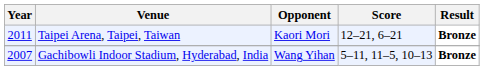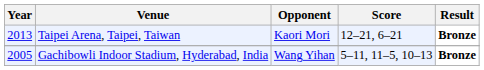(20, 35) 2011 -> (20, 35) 2013
(20, 55) 2007 -> (20, 55) 2005
